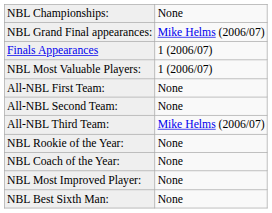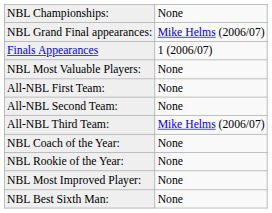(185, 69) 1 (2006/07) -> (170, 69) None
rows swapped: (63, 161) <-> (65, 143)
